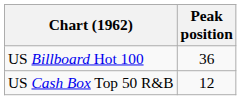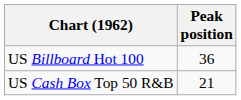(207, 82) 12 -> (207, 82) 21
